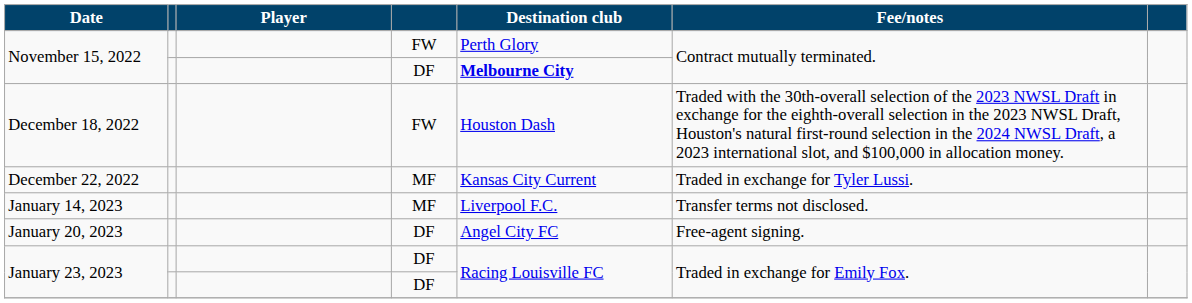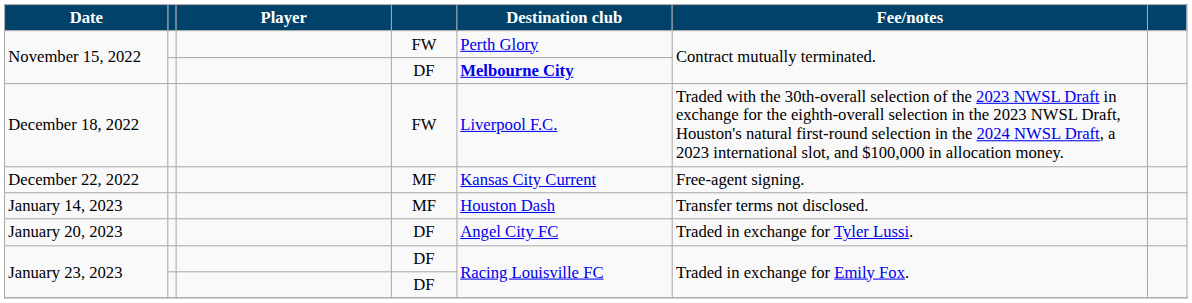(508, 124) Houston Dash -> (509, 124) Liverpool F.C.
(795, 179) Traded in exchange for Tyler Lussi. -> (740, 179) Free-agent signing.
(509, 205) Liverpool F.C. -> (508, 205) Houston Dash
(740, 232) Free-agent signing. -> (795, 232) Traded in exchange for Tyler Lussi.
